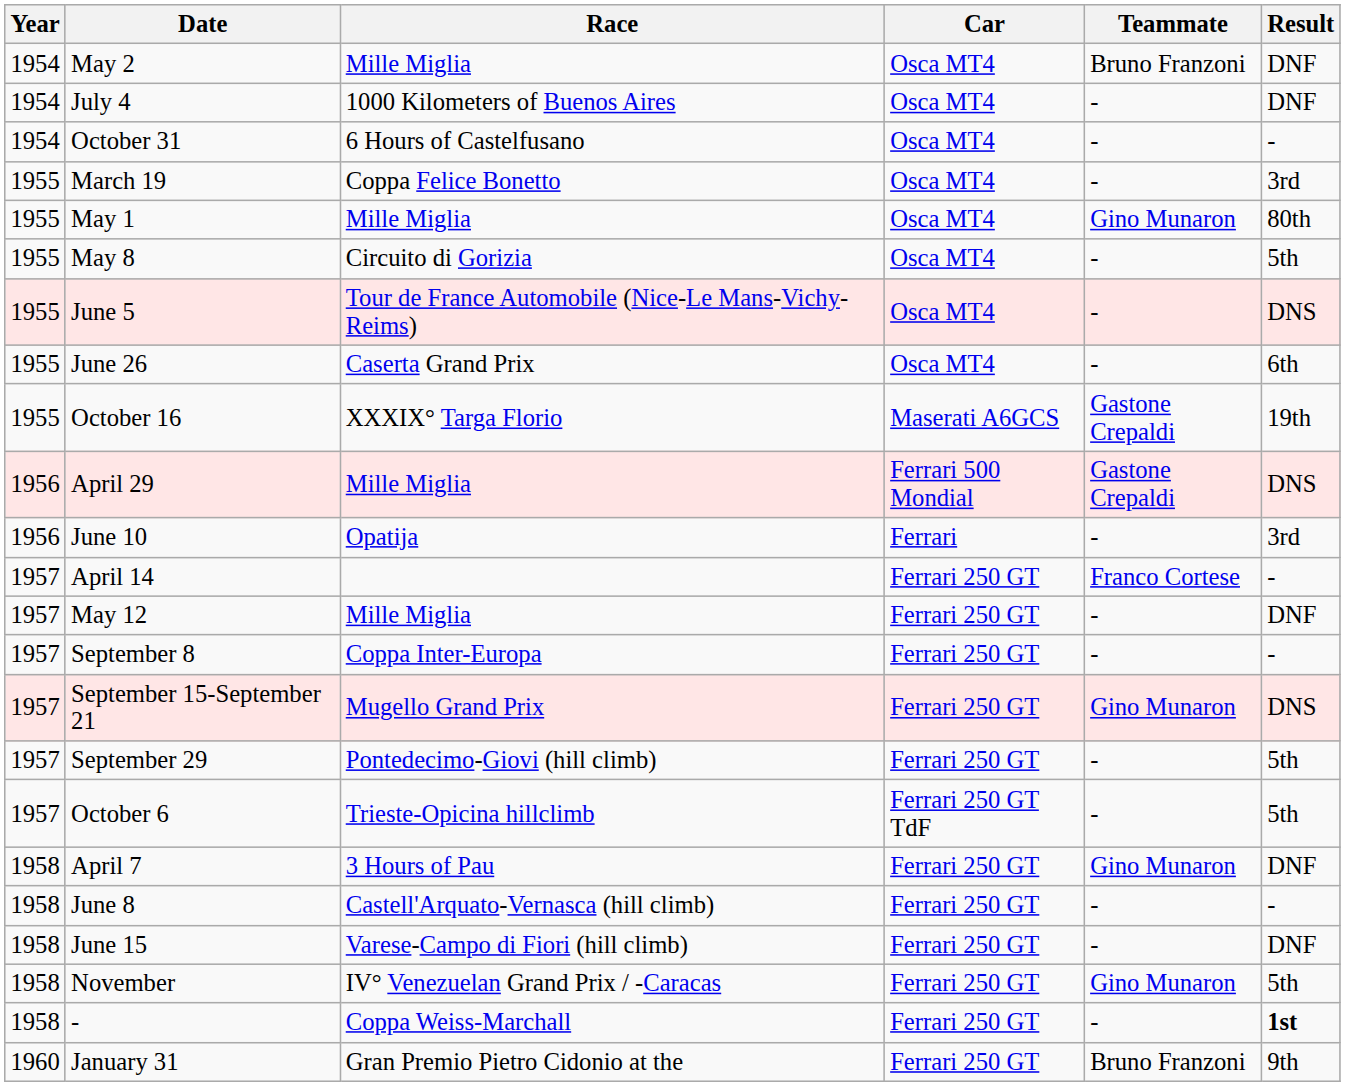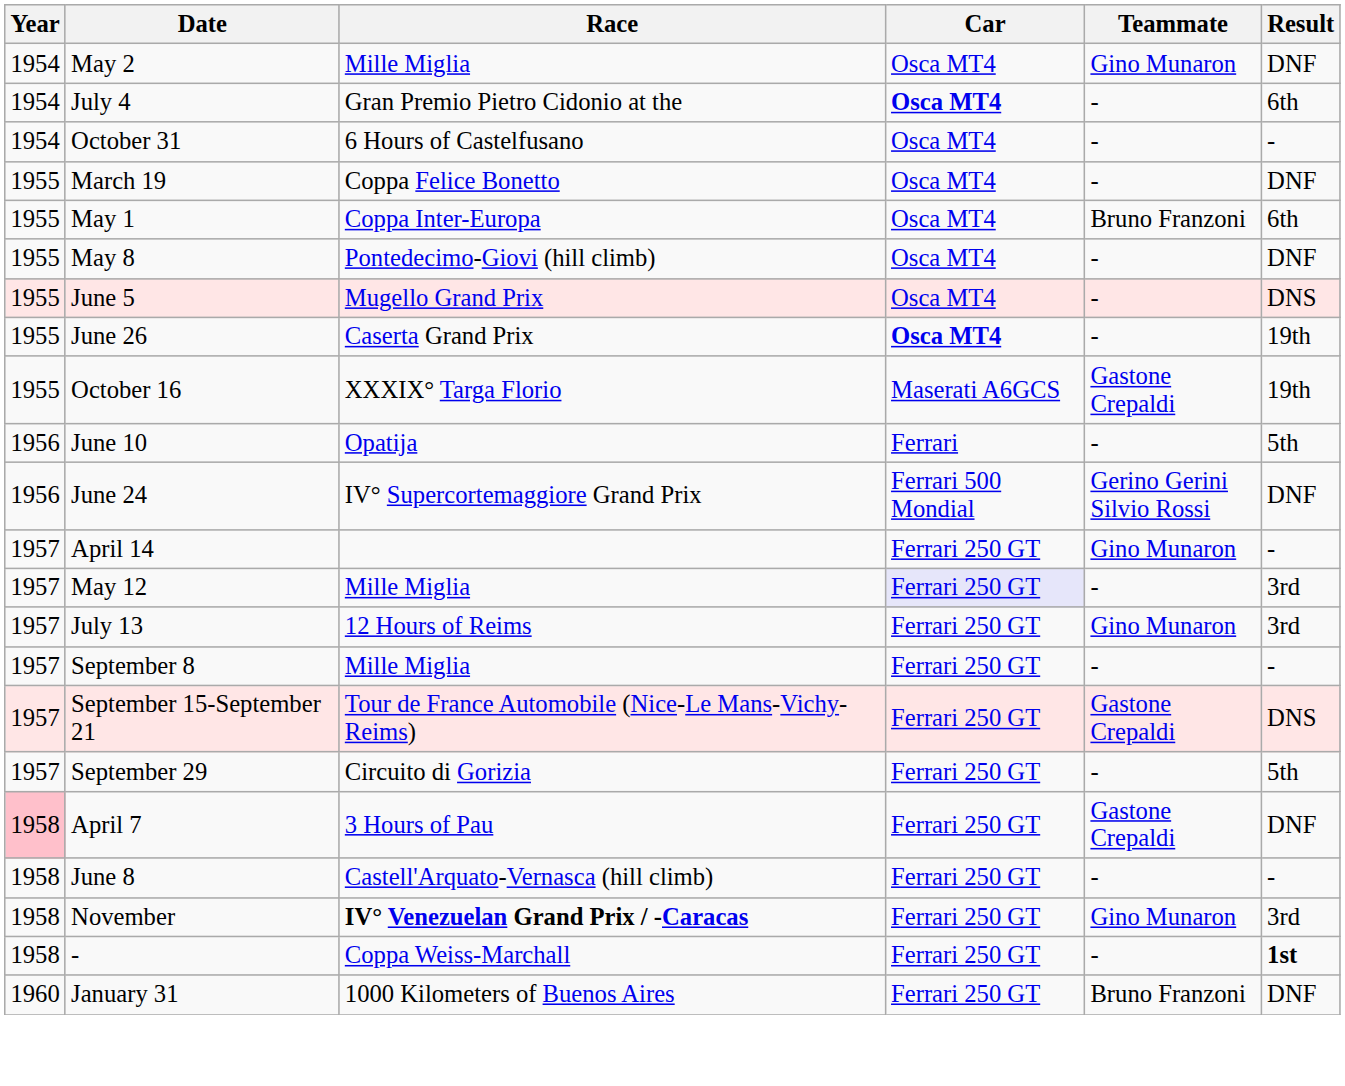(1168, 63) Bruno Franzoni -> (1163, 63) Gino Munaron
(511, 102) 1000 Kilometers of Buenos Aires -> (514, 102) Gran Premio Pietro Cidonio at the
(942, 102) normal -> (946, 102) bold
(1292, 102) DNF -> (1283, 102) 6th
(1284, 180) 3rd -> (1292, 180) DNF
(408, 219) Mille Miglia -> (443, 219) Coppa Inter-Europa
(1163, 219) Gino Munaron -> (1168, 219) Bruno Franzoni
(1289, 219) 80th -> (1283, 219) 6th
(439, 258) Circuito di Gorizia -> (500, 258) Pontedecimo-Giovi (hill climb)
(1283, 258) 5th -> (1292, 258) DNF
(597, 311) Tour de France Automobile (Nice-Le Mans-Vichy-Reims) -> (444, 297) Mugello Grand Prix
(942, 364) normal -> (946, 336) bold
(1283, 364) 6th -> (1289, 336) 19th
- row: (112, 484)
(1284, 537) 3rd -> (1283, 442) 5th
+ row: (109, 495)
(1165, 576) Franco Cortese -> (1163, 548) Gino Munaron
(965, 615) no background -> (966, 587) lavender background
(1292, 615) DNF -> (1284, 587) 3rd
+ row: (107, 626)
(444, 654) Coppa Inter-Europa -> (407, 665) Mille Miglia
(445, 707) Mugello Grand Prix -> (596, 718) Tour de France Automobile (Nice-Le Mans-Vichy-Reims)
(1163, 707) Gino Munaron -> (1133, 718) Gastone Crepaldi
(501, 760) Pontedecimo-Giovi (hill climb) -> (438, 771) Circuito di Gorizia
- row: (120, 813)
(35, 866) no background -> (35, 824) pink background
(1163, 866) Gino Munaron -> (1133, 824) Gastone Crepaldi
- row: (109, 944)
(533, 983) normal -> (547, 916) bold
(1283, 983) 5th -> (1284, 916) 3rd
(514, 1061) Gran Premio Pietro Cidonio at the -> (510, 994) 1000 Kilometers of Buenos Aires
(1283, 1061) 9th -> (1292, 994) DNF
